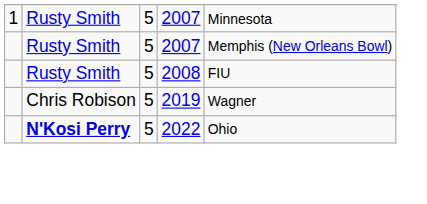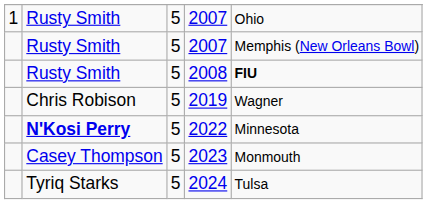(240, 18) Minnesota -> (249, 18) Ohio
(219, 74) normal -> (246, 74) bold
(222, 129) Ohio -> (267, 129) Minnesota
+ row: (13, 157)
+ row: (13, 184)
